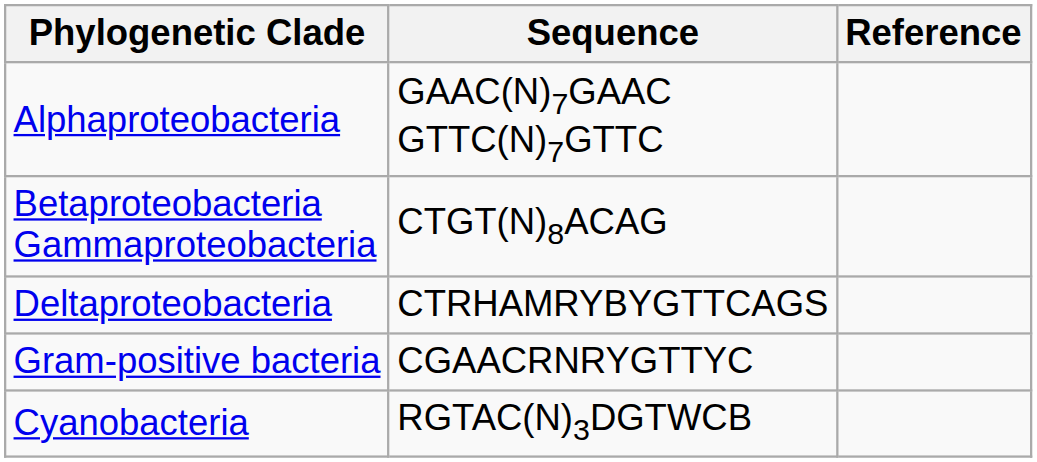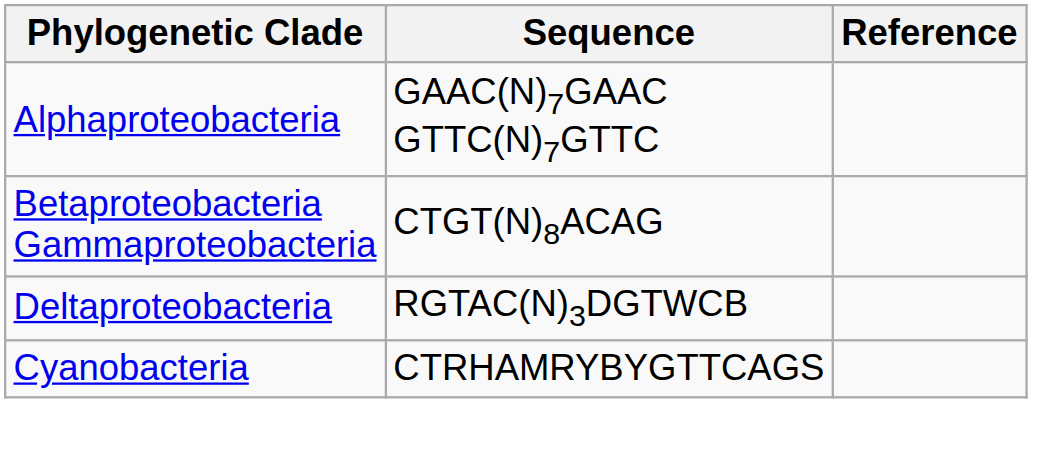(613, 303) CTRHAMRYBYGTTCAGS -> (571, 308) RGTAC(N)3DGTWCB
- row: (197, 361)
(575, 424) RGTAC(N)3DGTWCB -> (609, 368) CTRHAMRYBYGTTCAGS
